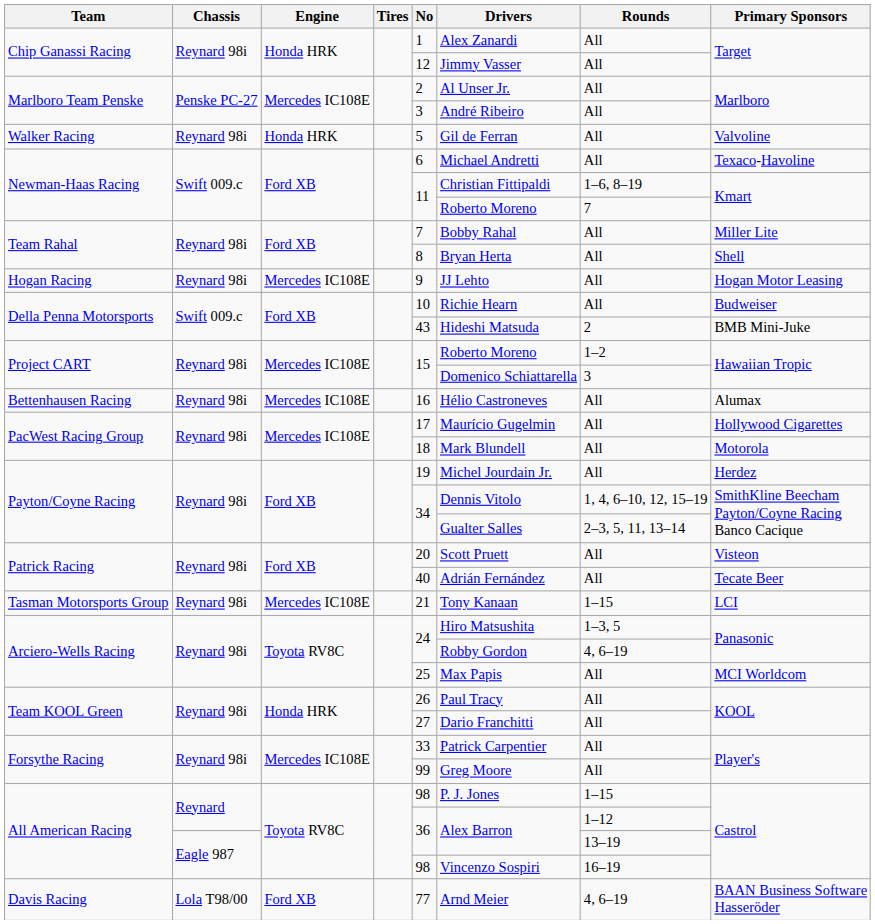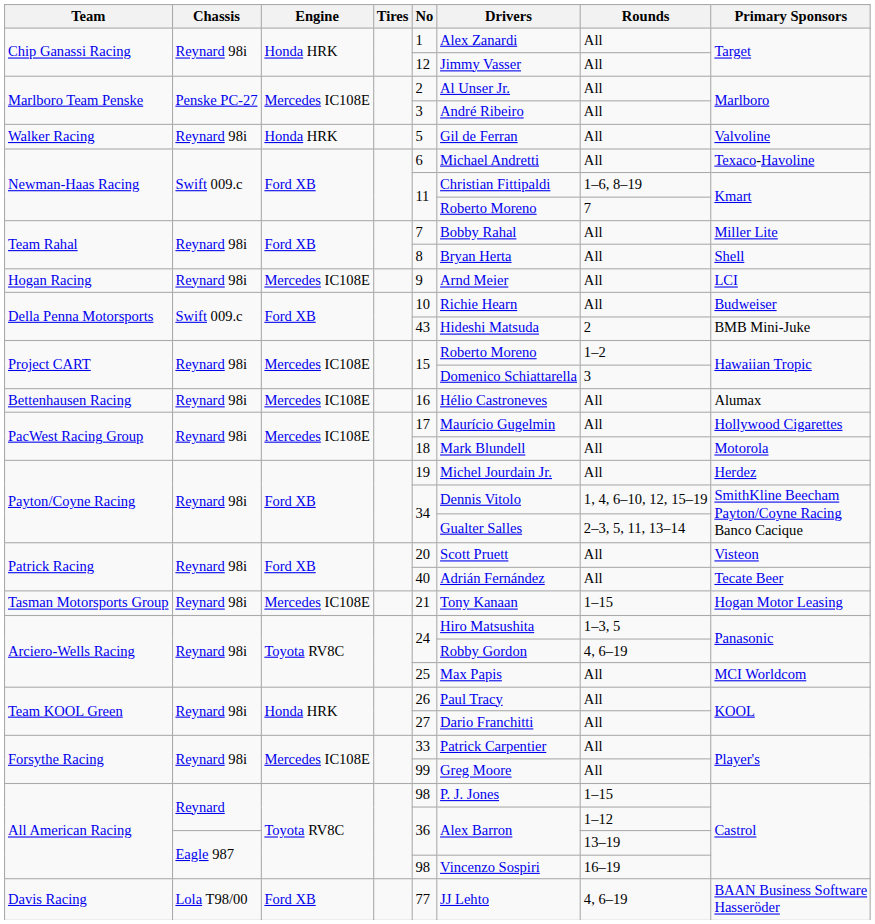(465, 280) JJ Lehto -> (474, 280) Arnd Meier
(779, 280) Hogan Motor Leasing -> (726, 280) LCI
(726, 602) LCI -> (779, 602) Hogan Motor Leasing
(474, 899) Arnd Meier -> (465, 899) JJ Lehto
